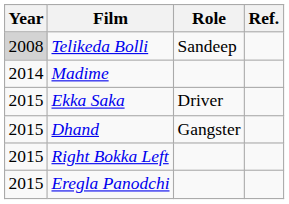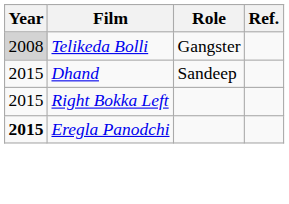(207, 45) Sandeep -> (209, 45) Gangster
- row: (80, 73)
- row: (88, 101)
(209, 128) Gangster -> (207, 73) Sandeep
(26, 184) normal -> (26, 128) bold
